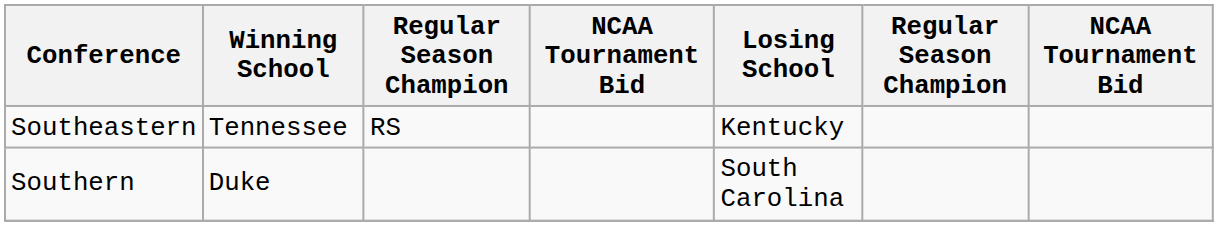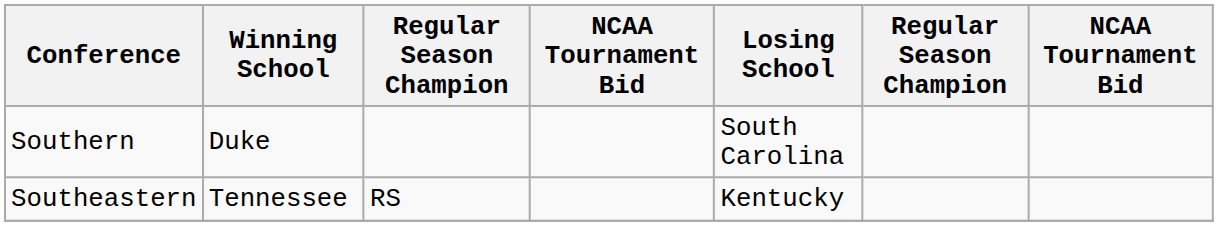rows swapped: (104, 127) <-> (73, 184)
